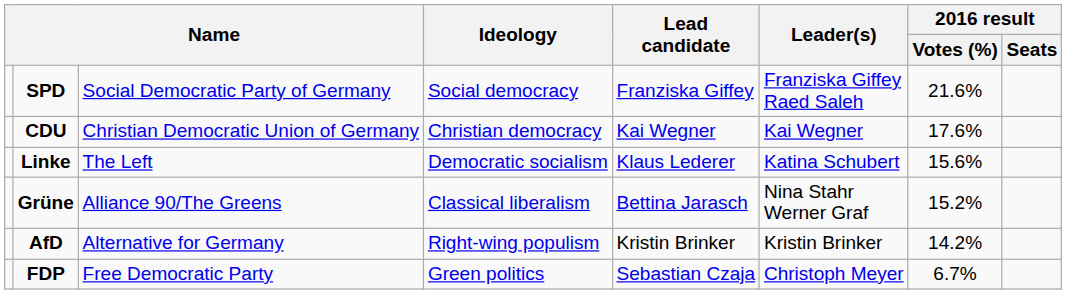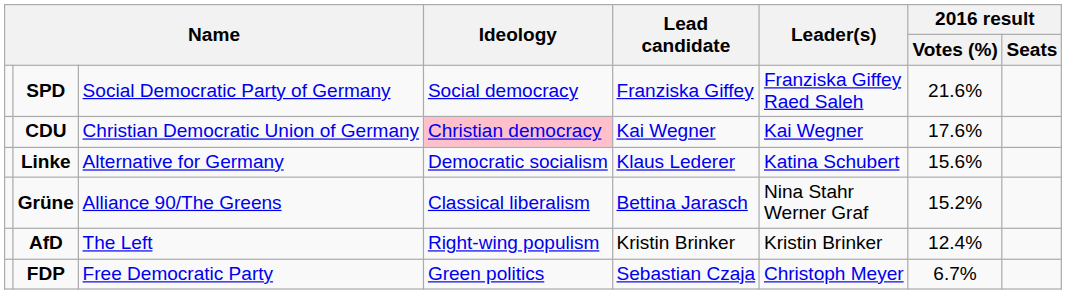(515, 131) no background -> (515, 131) pink background
(118, 161) The Left -> (183, 161) Alternative for Germany
(183, 243) Alternative for Germany -> (118, 243) The Left
(955, 243) 14.2% -> (955, 243) 12.4%
